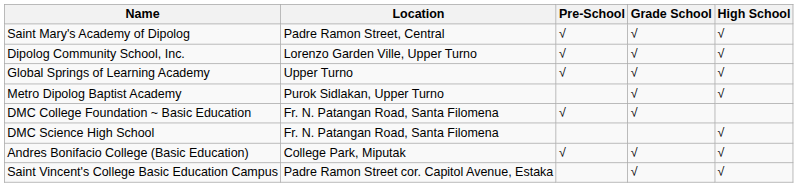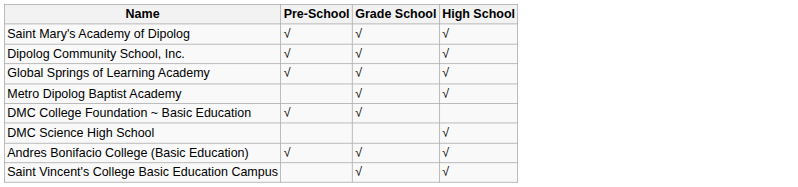- column: (418, 14)
